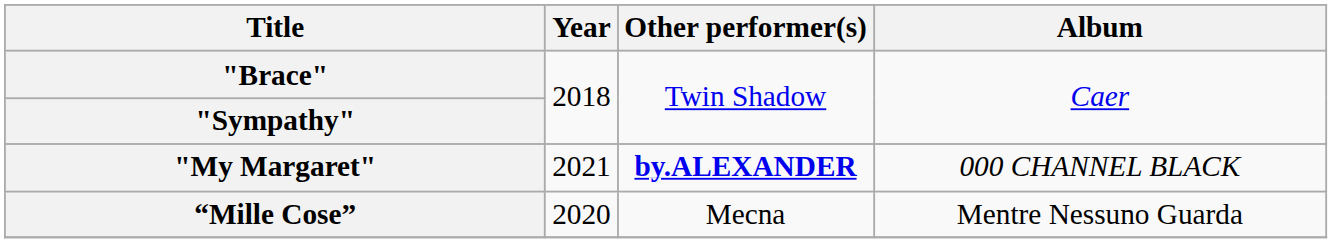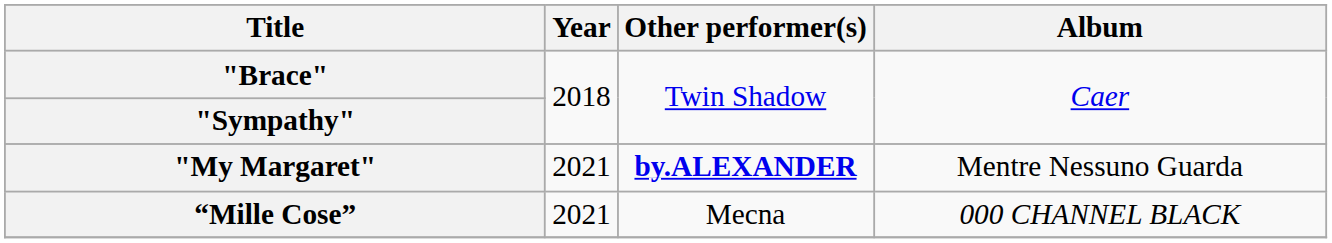(1100, 167) 000 CHANNEL BLACK -> (1100, 167) Mentre Nessuno Guarda
(581, 213) 2020 -> (581, 213) 2021
(1100, 213) Mentre Nessuno Guarda -> (1100, 213) 000 CHANNEL BLACK
